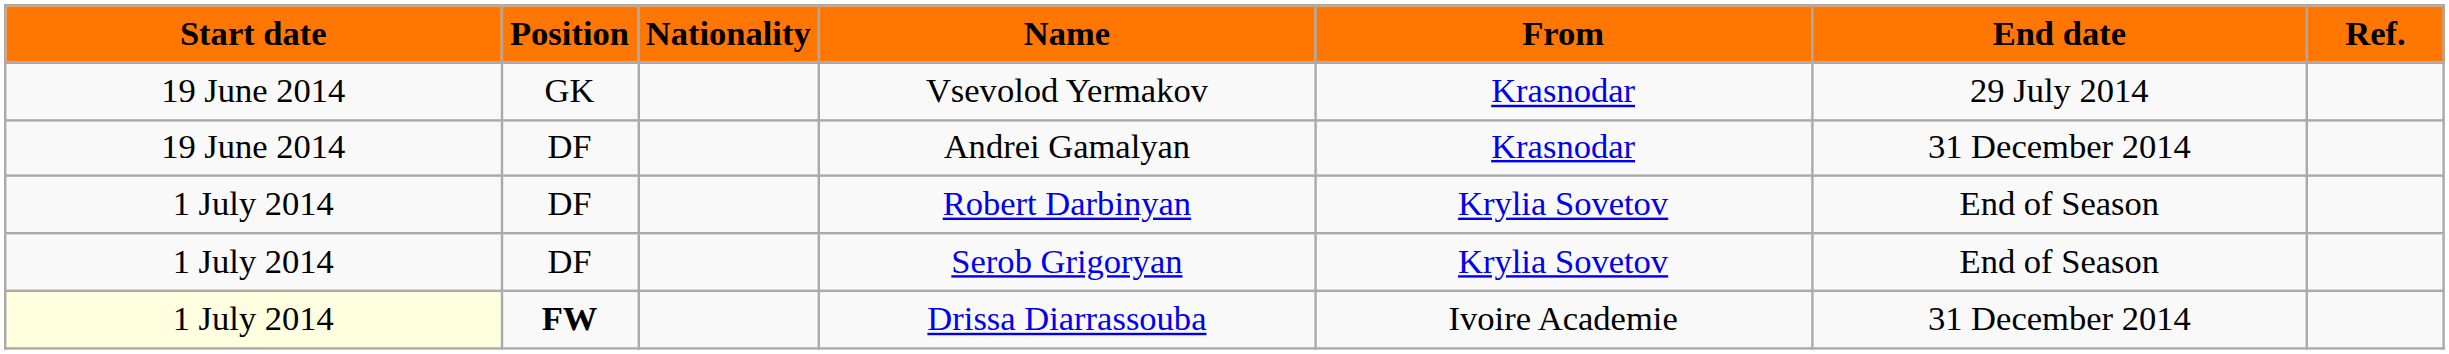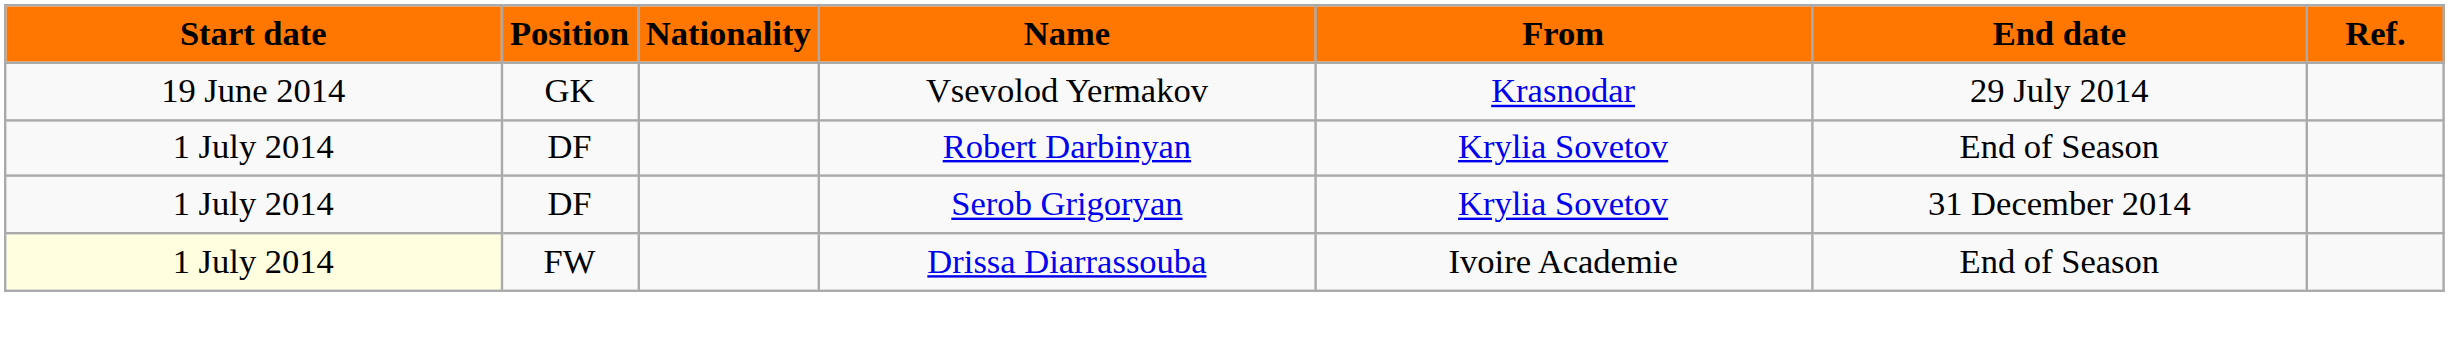- row: (1067, 147)
(2059, 261) End of Season -> (2059, 204) 31 December 2014
(570, 318) bold -> (570, 261) normal
(2059, 318) 31 December 2014 -> (2059, 261) End of Season
